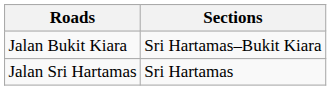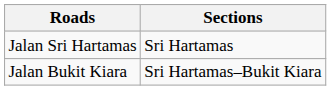rows swapped: (72, 71) <-> (68, 44)
